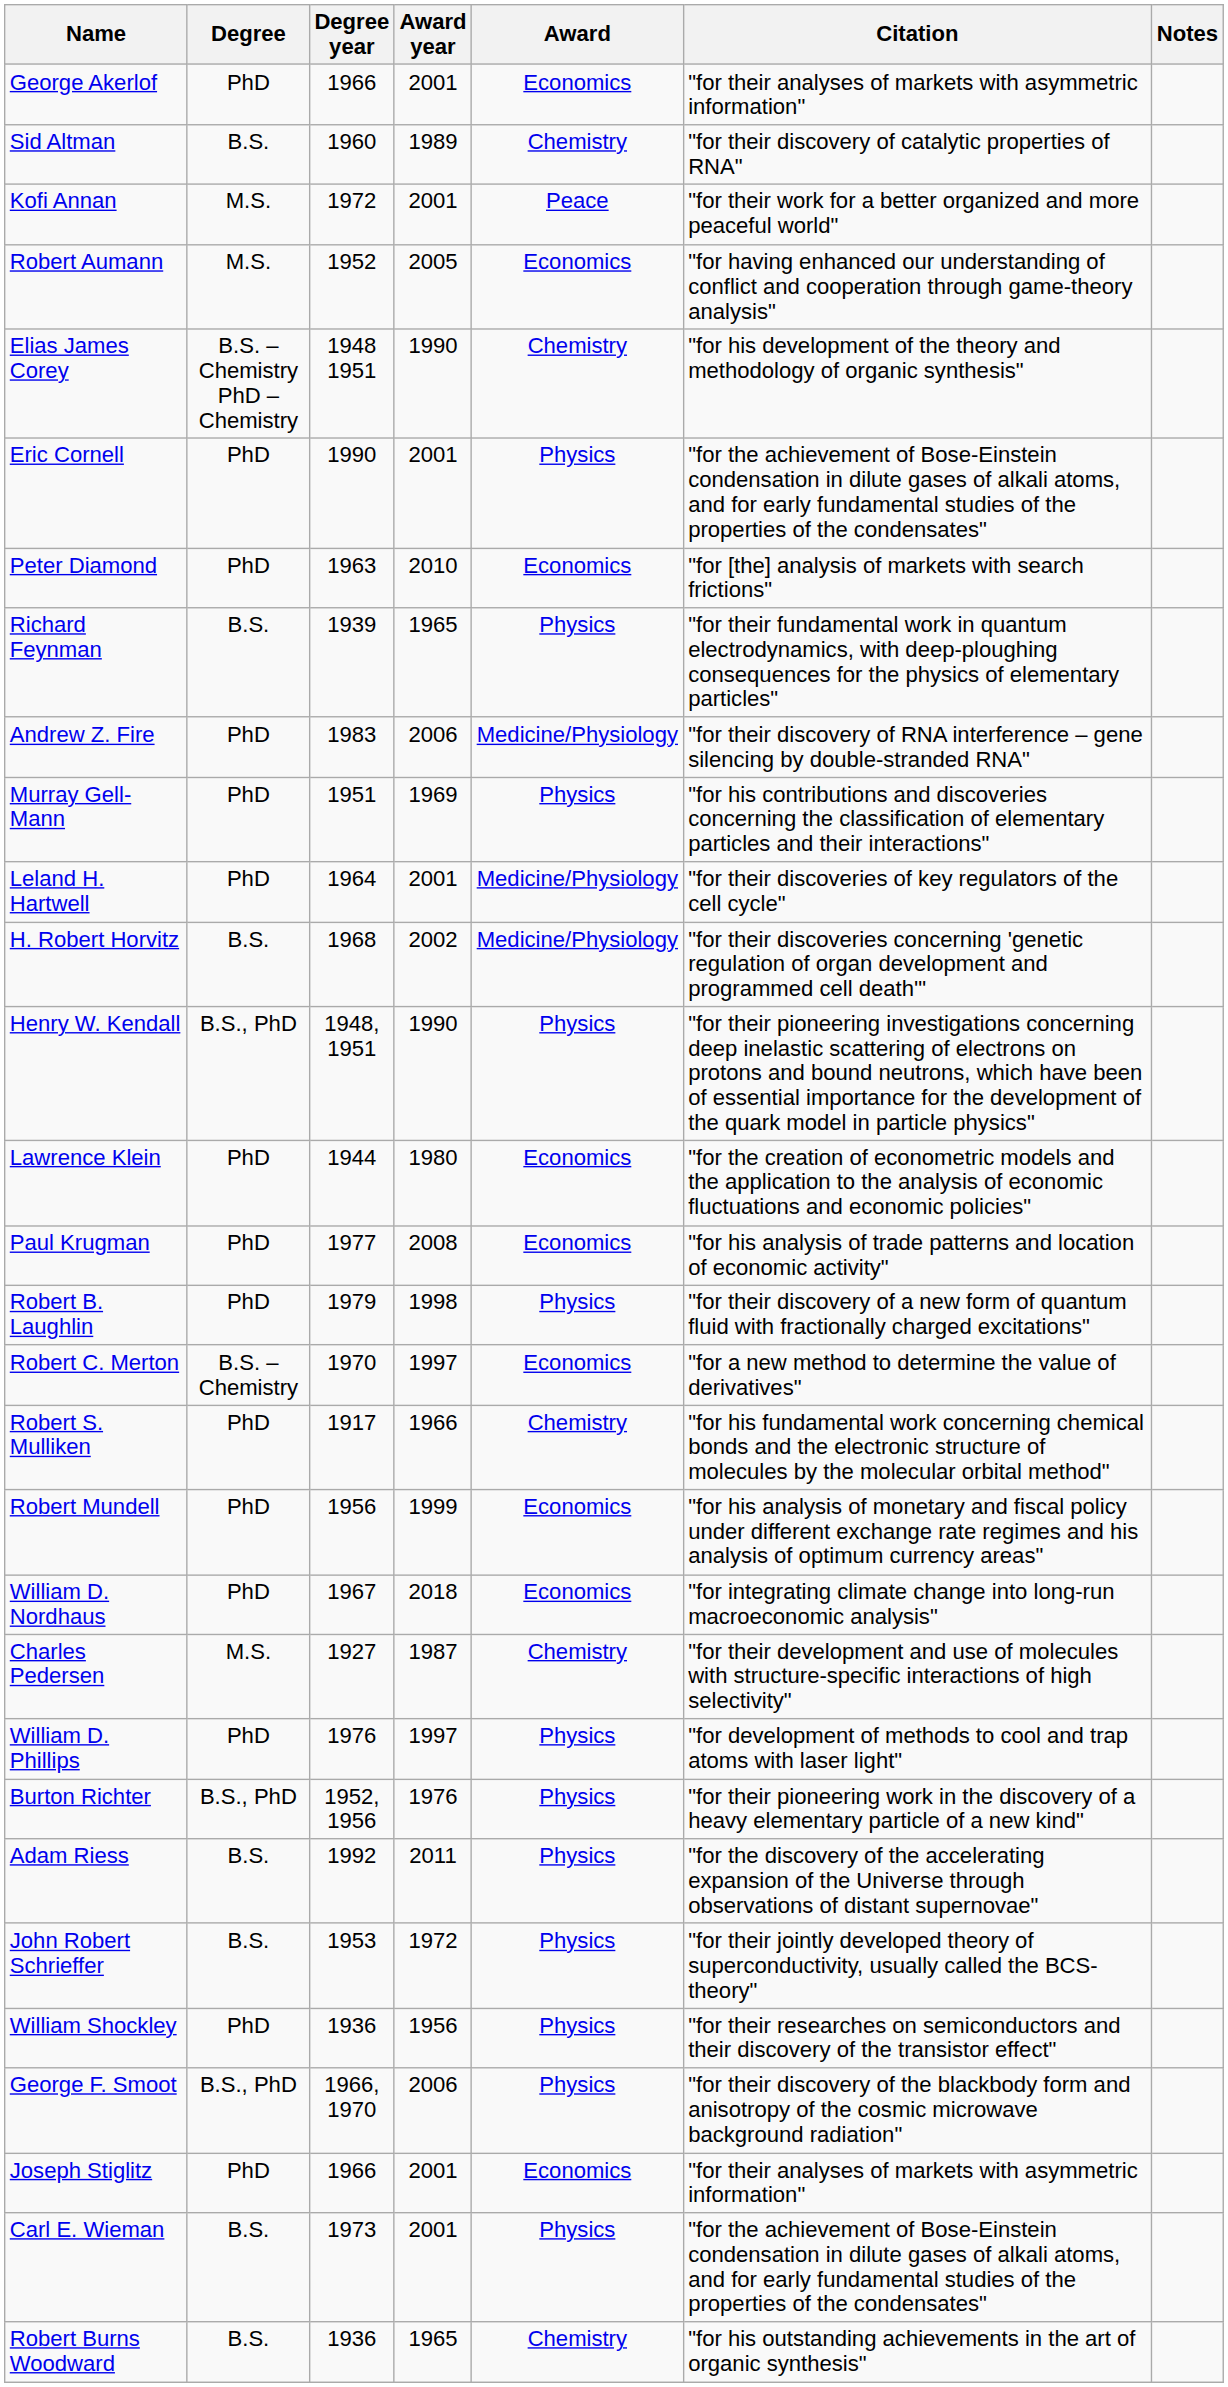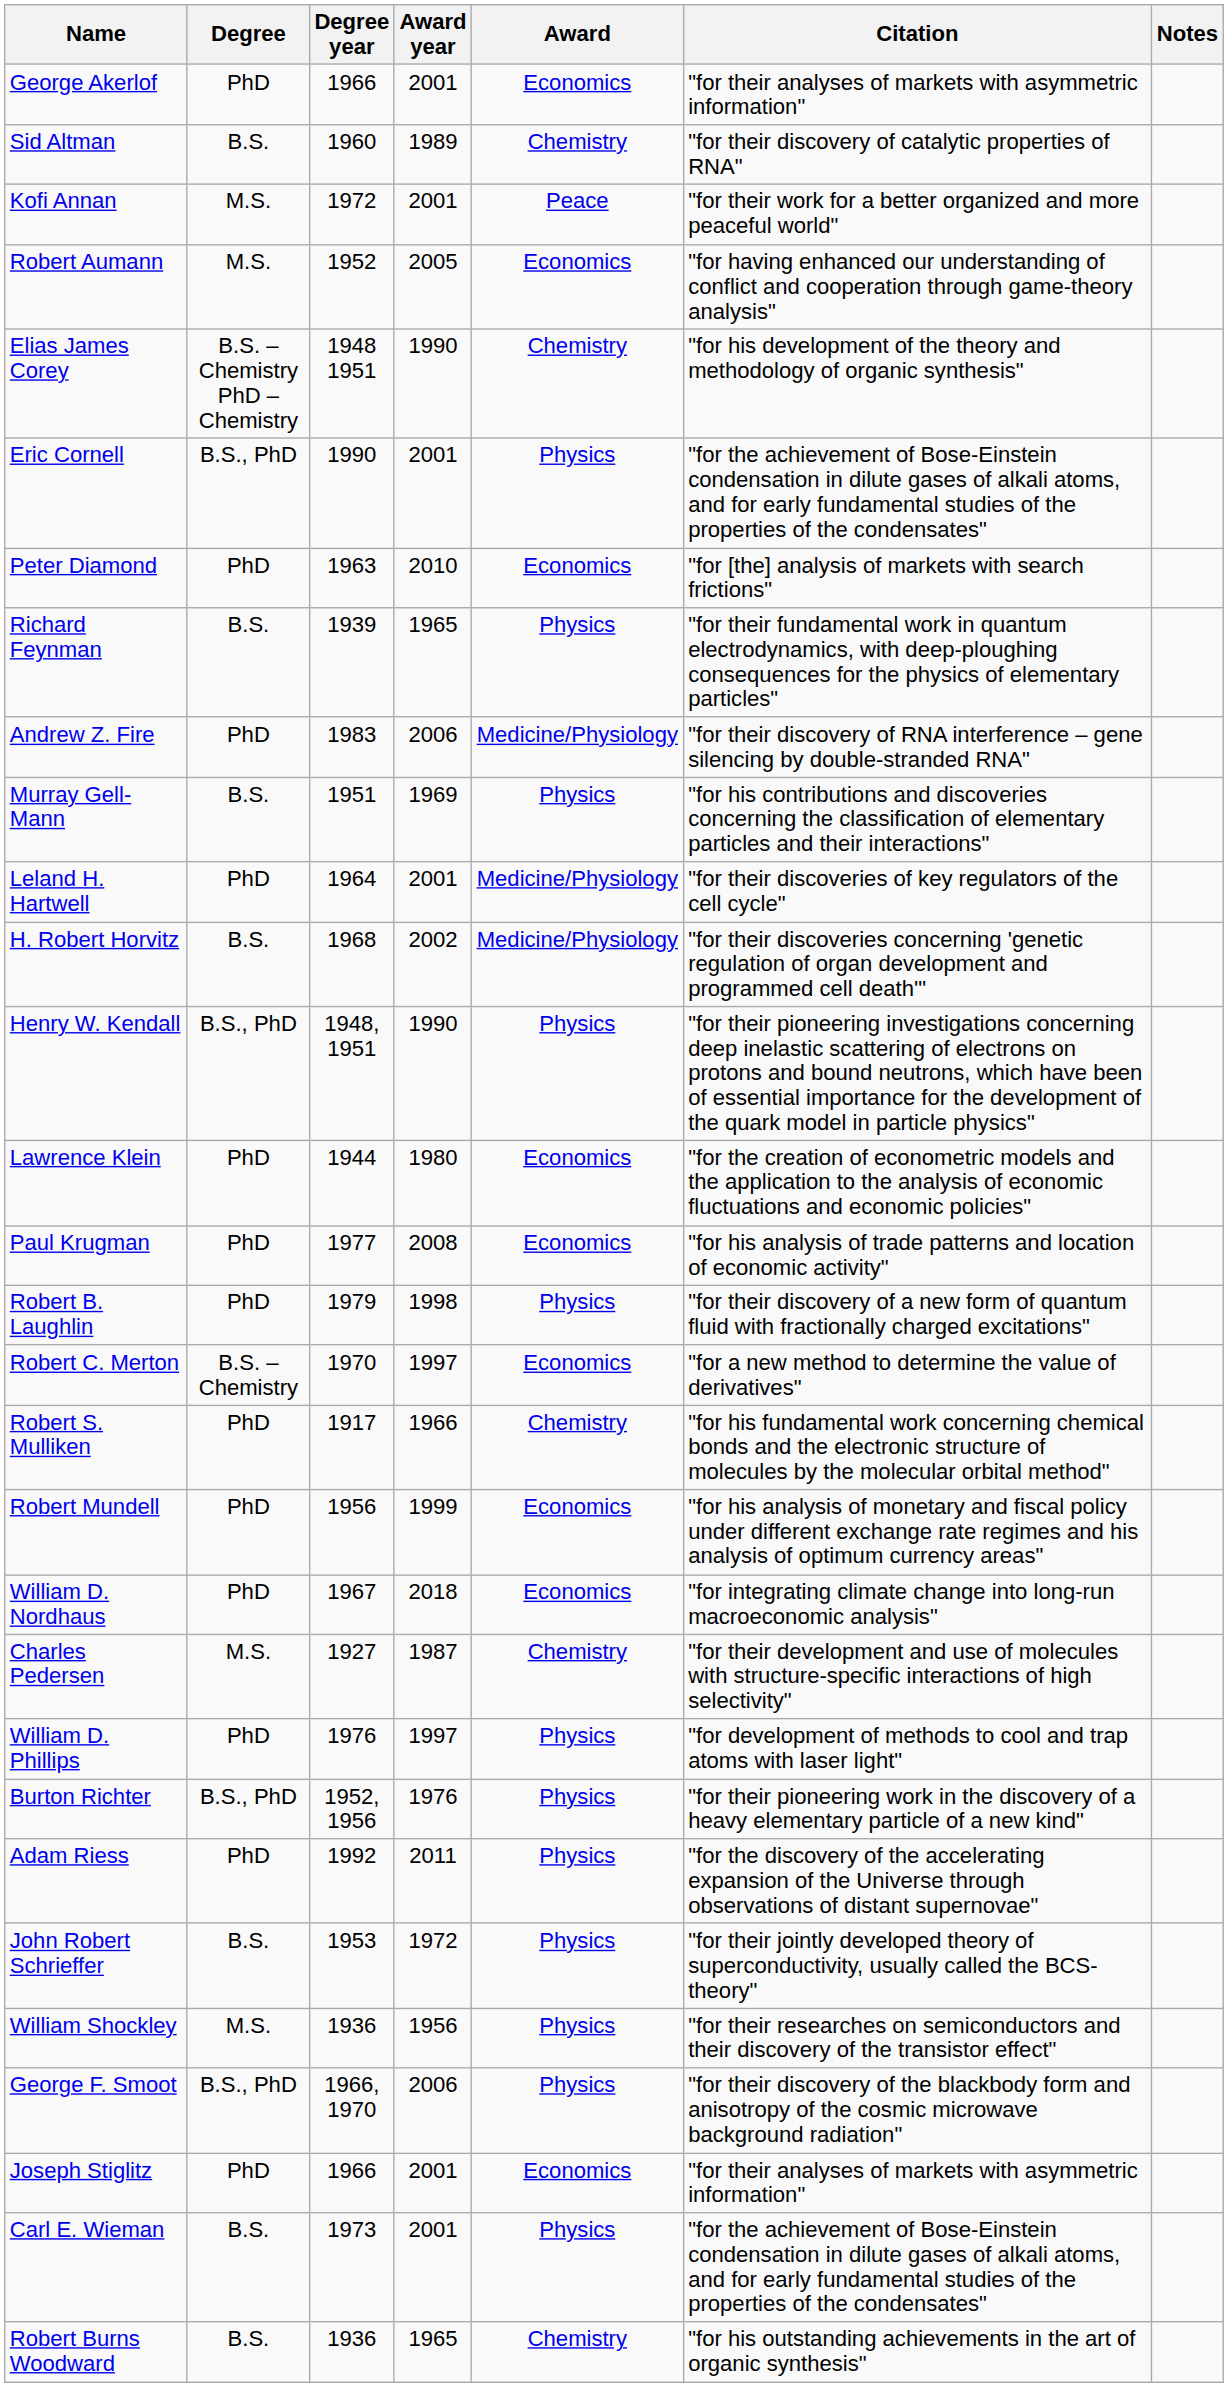(248, 455) PhD -> (248, 455) B.S., PhD
(248, 794) PhD -> (248, 794) B.S.
(248, 1856) B.S. -> (248, 1856) PhD
(248, 2025) PhD -> (248, 2025) M.S.
